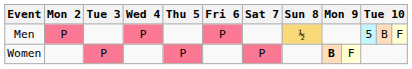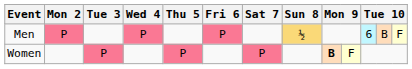(369, 34) 5 -> (369, 34) 6
